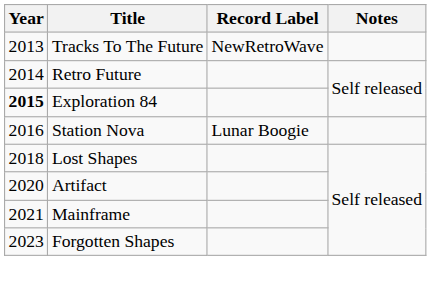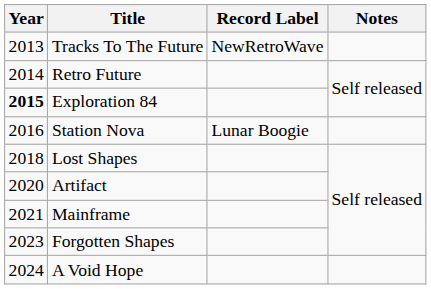+ row: (98, 269)
